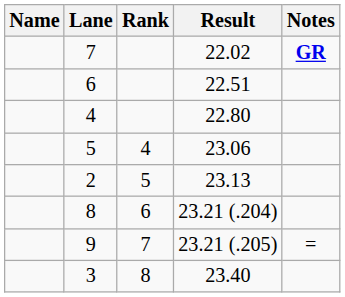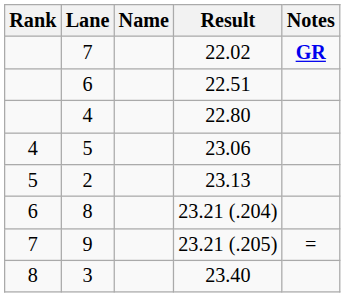columns swapped: (145, 20) <-> (34, 20)
